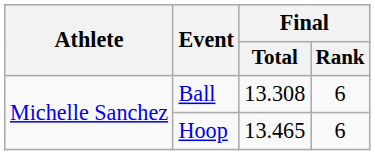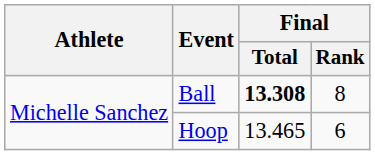(275, 94) normal -> (275, 94) bold
(340, 94) 6 -> (340, 94) 8
